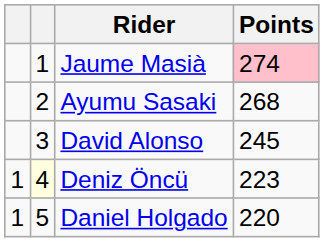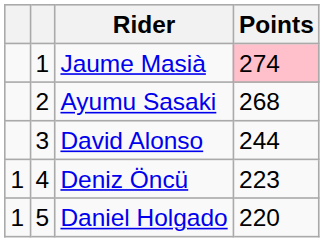(259, 141) 245 -> (259, 141) 244
(42, 179) lightyellow background -> (42, 179) no background
